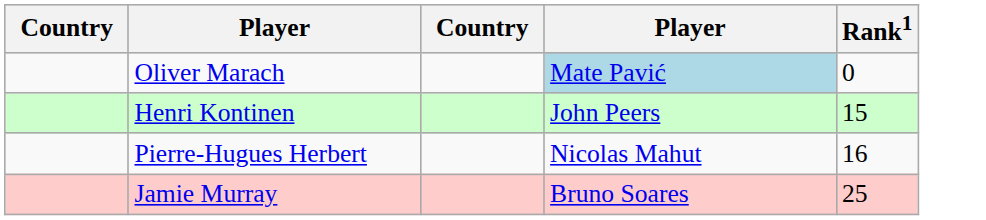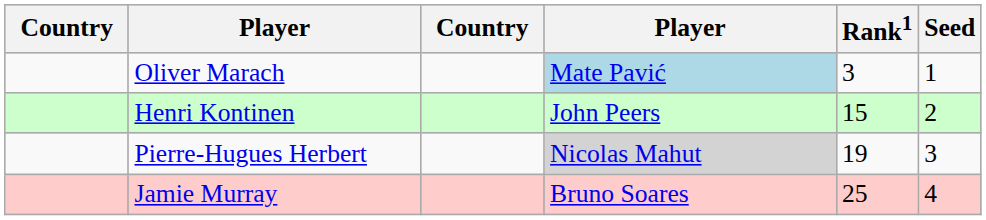+ column: (950, 28)
(848, 72) 0 -> (848, 72) 3
(626, 153) no background -> (626, 153) lightgrey background
(855, 153) 16 -> (855, 153) 19
